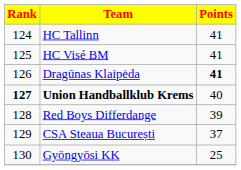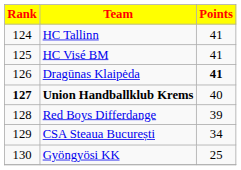(216, 134) 37 -> (216, 134) 34
